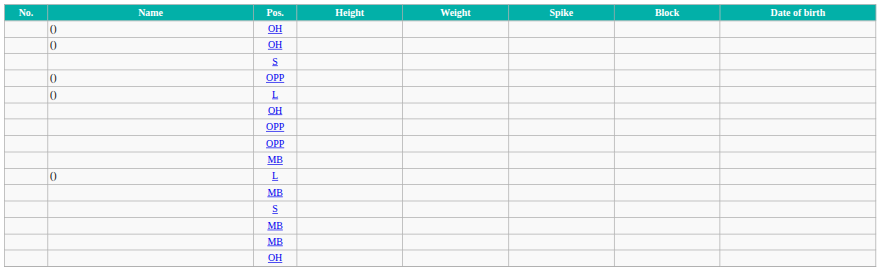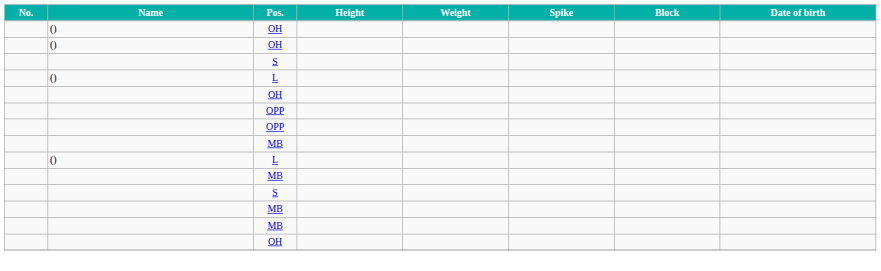- row: (53, 78)
